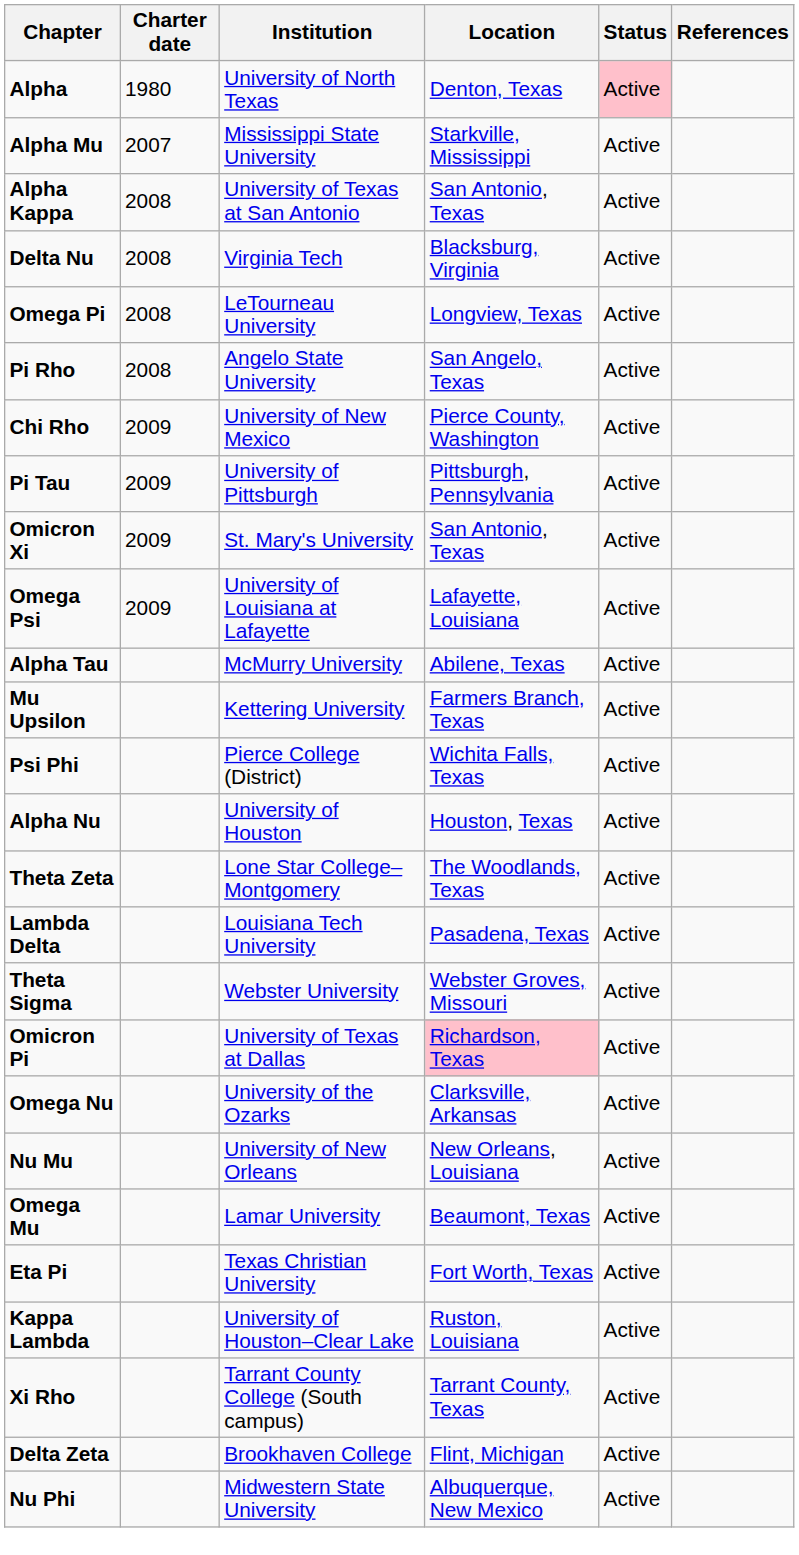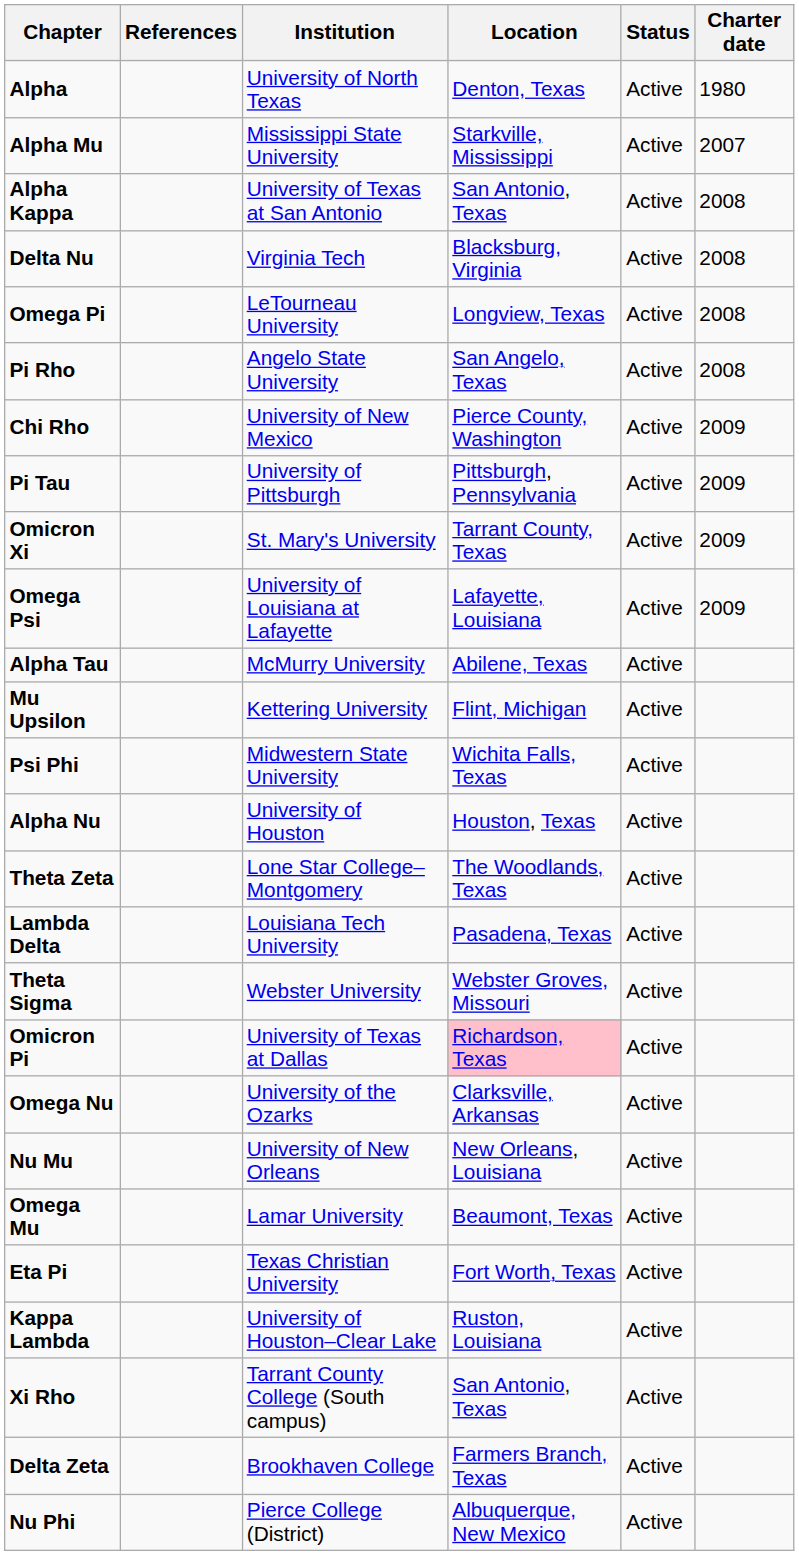columns swapped: (170, 32) <-> (733, 32)
(632, 89) pink background -> (654, 89) no background
(489, 540) San Antonio, Texas -> (523, 540) Tarrant County, Texas
(507, 709) Farmers Branch, Texas -> (519, 709) Flint, Michigan
(292, 765) Pierce College (District) -> (327, 765) Midwestern State University
(500, 1397) Tarrant County, Texas -> (511, 1397) San Antonio, Texas
(497, 1454) Flint, Michigan -> (530, 1465) Farmers Branch, Texas
(305, 1498) Midwestern State University -> (314, 1522) Pierce College (District)
